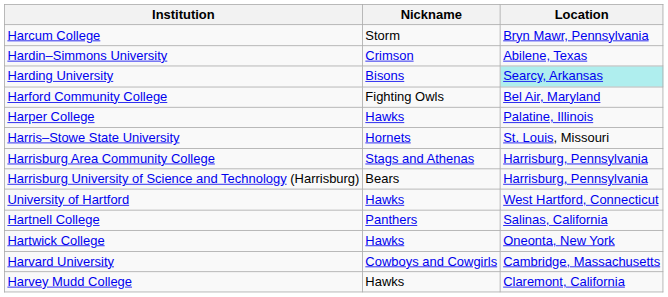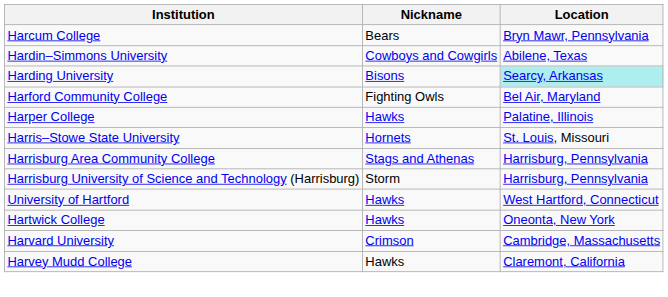(383, 35) Storm -> (382, 35) Bears
(389, 55) Crimson -> (431, 55) Cowboys and Cowgirls
(382, 179) Bears -> (383, 179) Storm
- row: (53, 220)
(431, 261) Cowboys and Cowgirls -> (389, 240) Crimson
